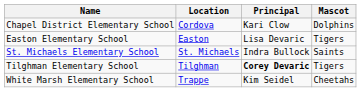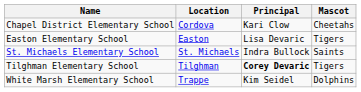(334, 25) Dolphins -> (334, 25) Cheetahs
(334, 80) Cheetahs -> (334, 80) Dolphins
